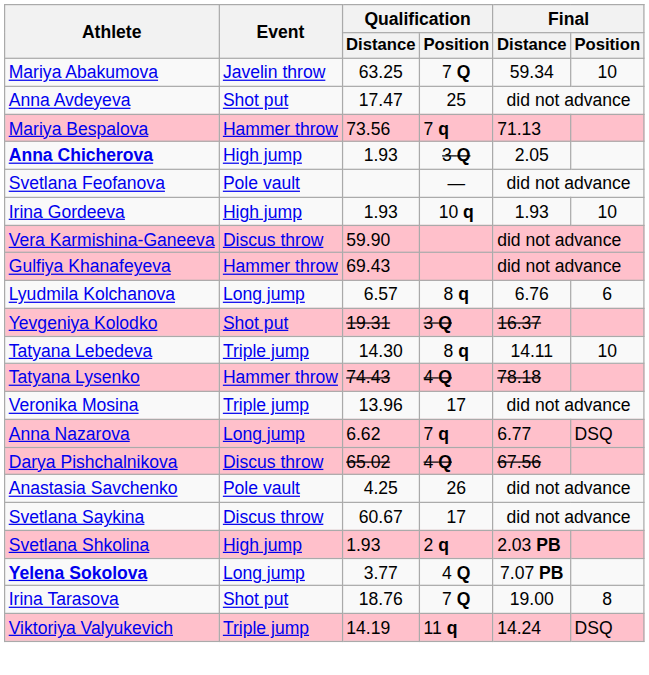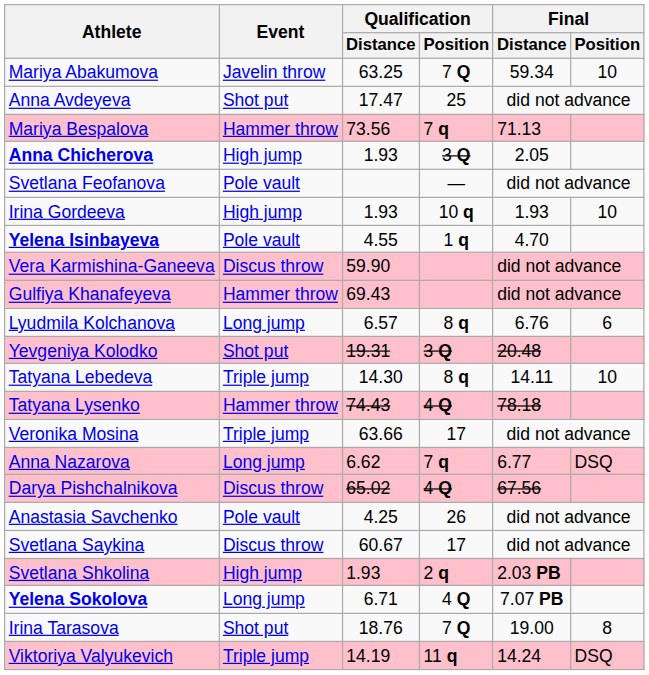+ row: (84, 239)
(519, 323) 16.37 -> (519, 350) 20.48
(381, 406) 13.96 -> (381, 434) 63.66
(381, 572) 3.77 -> (381, 600) 6.71
